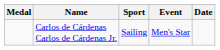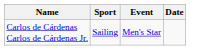- column: (19, 12)
